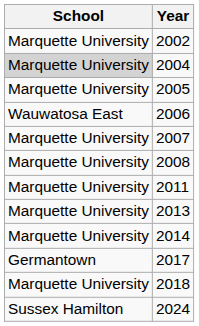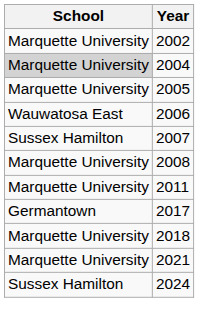(78, 138) Marquette University -> (66, 138) Sussex Hamilton
- row: (173, 211)
- row: (173, 235)
+ row: (173, 260)
